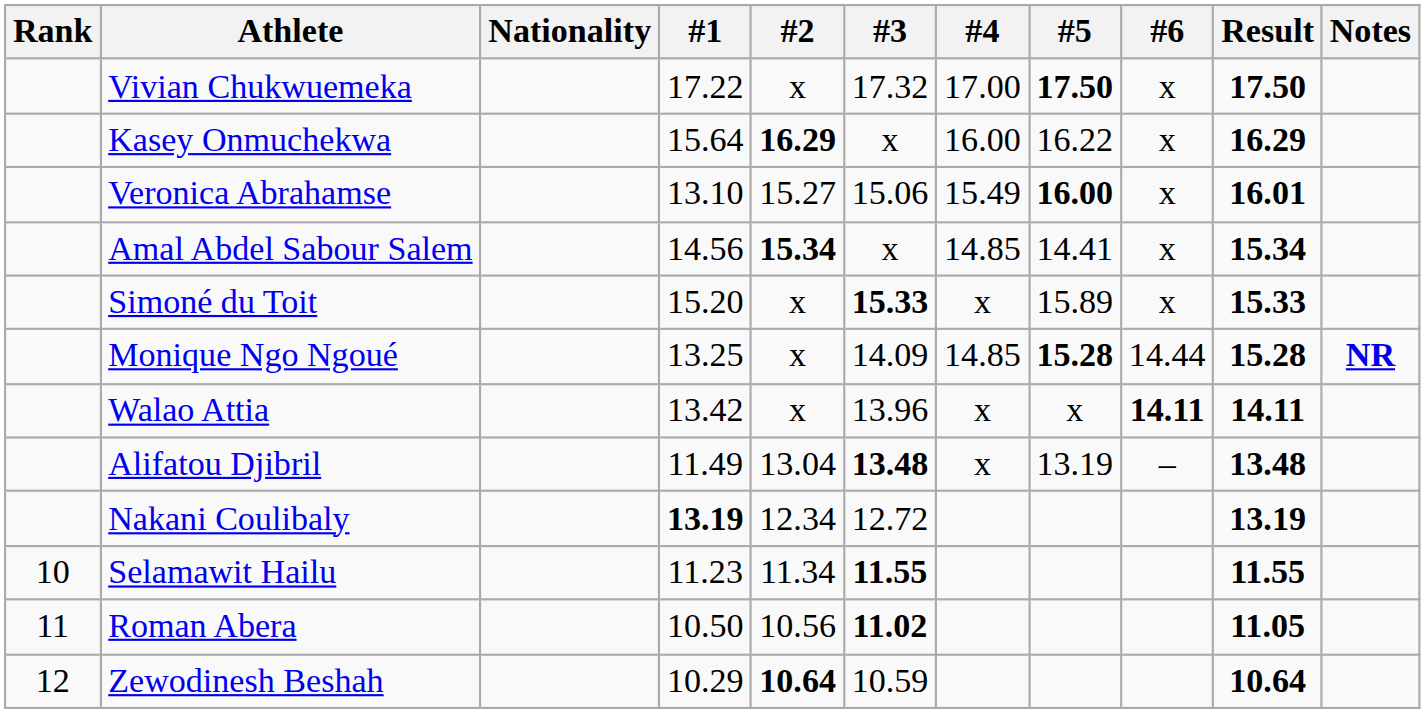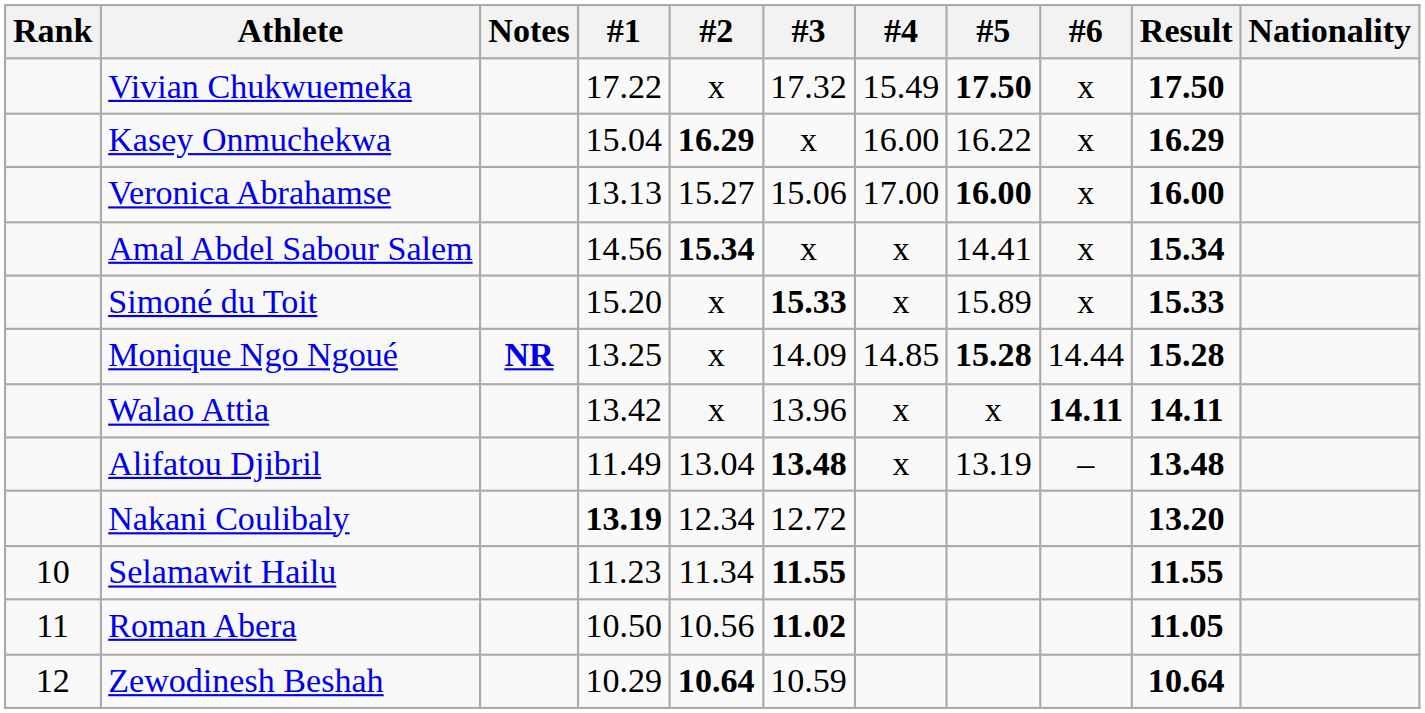columns swapped: (570, 31) <-> (1370, 31)
(982, 85) 17.00 -> (901, 85) 15.49
(705, 139) 15.64 -> (624, 139) 15.04
(705, 193) 13.10 -> (624, 193) 13.13
(982, 193) 15.49 -> (901, 193) 17.00
(1268, 193) 16.01 -> (1186, 193) 16.00
(982, 247) 14.85 -> (901, 247) x
(1268, 517) 13.19 -> (1186, 517) 13.20
